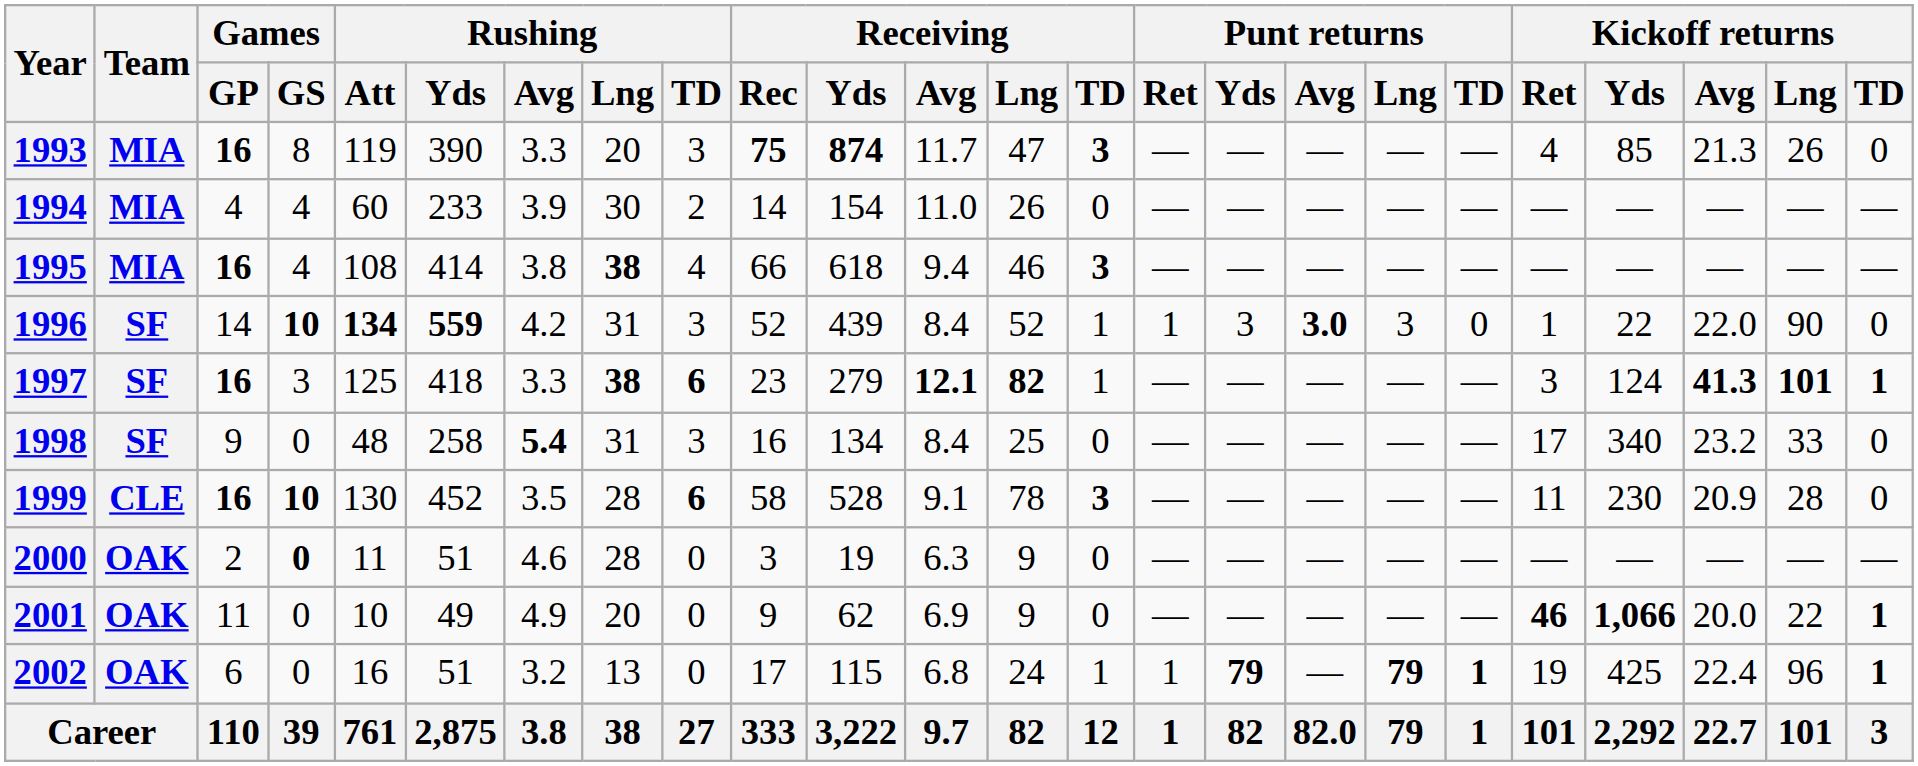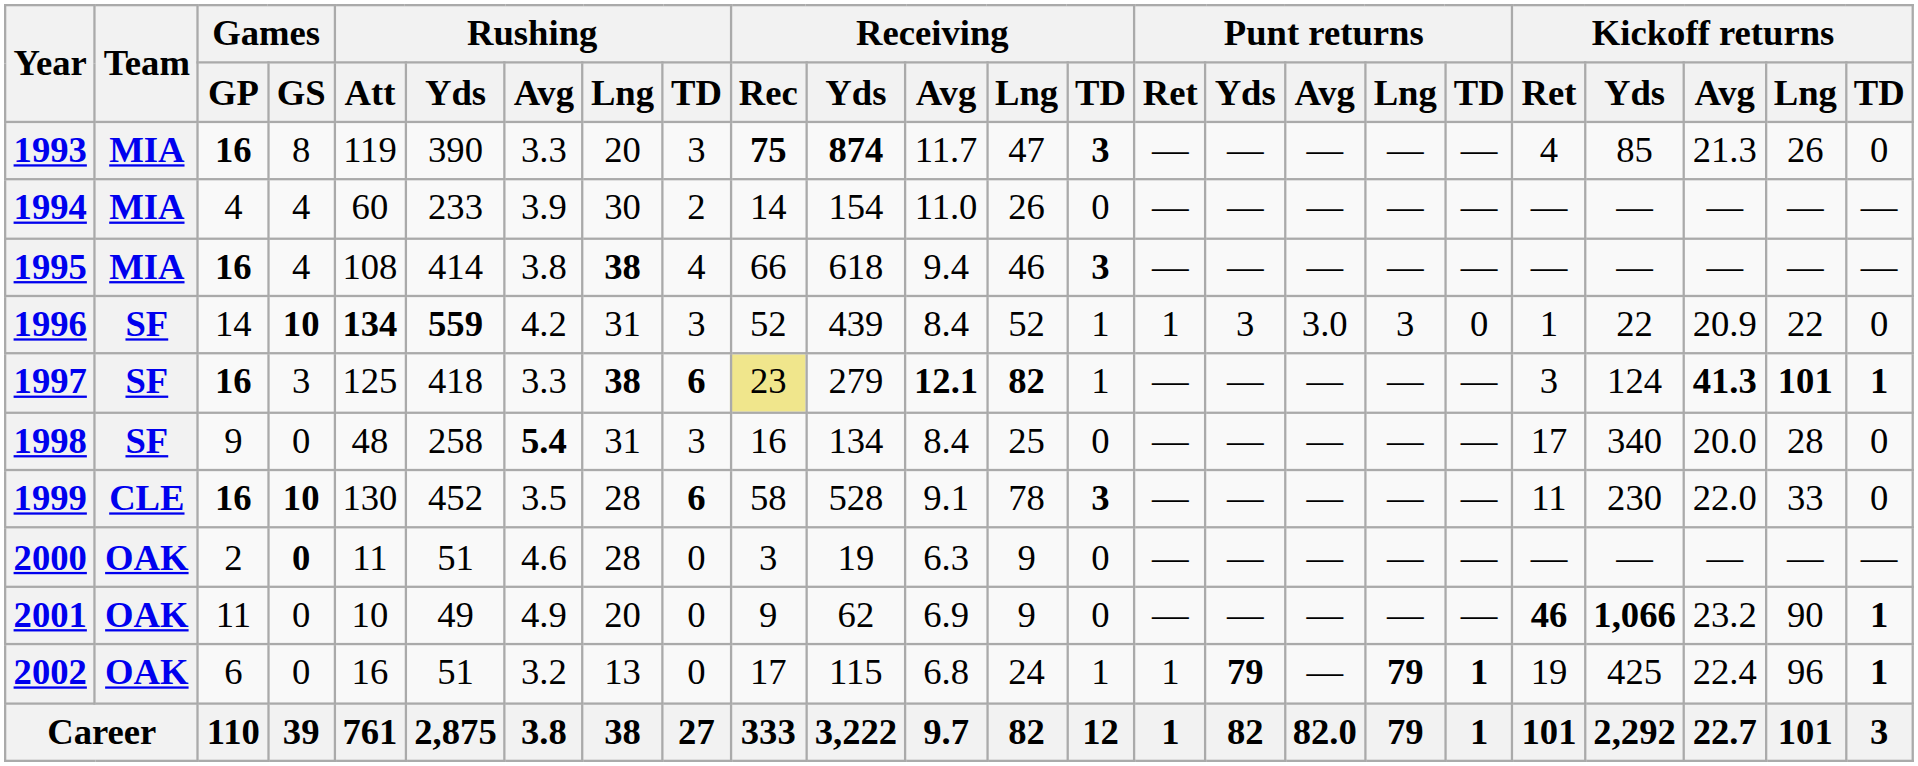(1325, 324) bold -> (1325, 324) normal
(1725, 324) 22.0 -> (1725, 324) 20.9
(1805, 324) 90 -> (1805, 324) 22
(768, 382) no background -> (768, 382) khaki background
(1725, 440) 23.2 -> (1725, 440) 20.0
(1805, 440) 33 -> (1805, 440) 28
(1725, 498) 20.9 -> (1725, 498) 22.0
(1805, 498) 28 -> (1805, 498) 33
(1725, 614) 20.0 -> (1725, 614) 23.2
(1805, 614) 22 -> (1805, 614) 90
